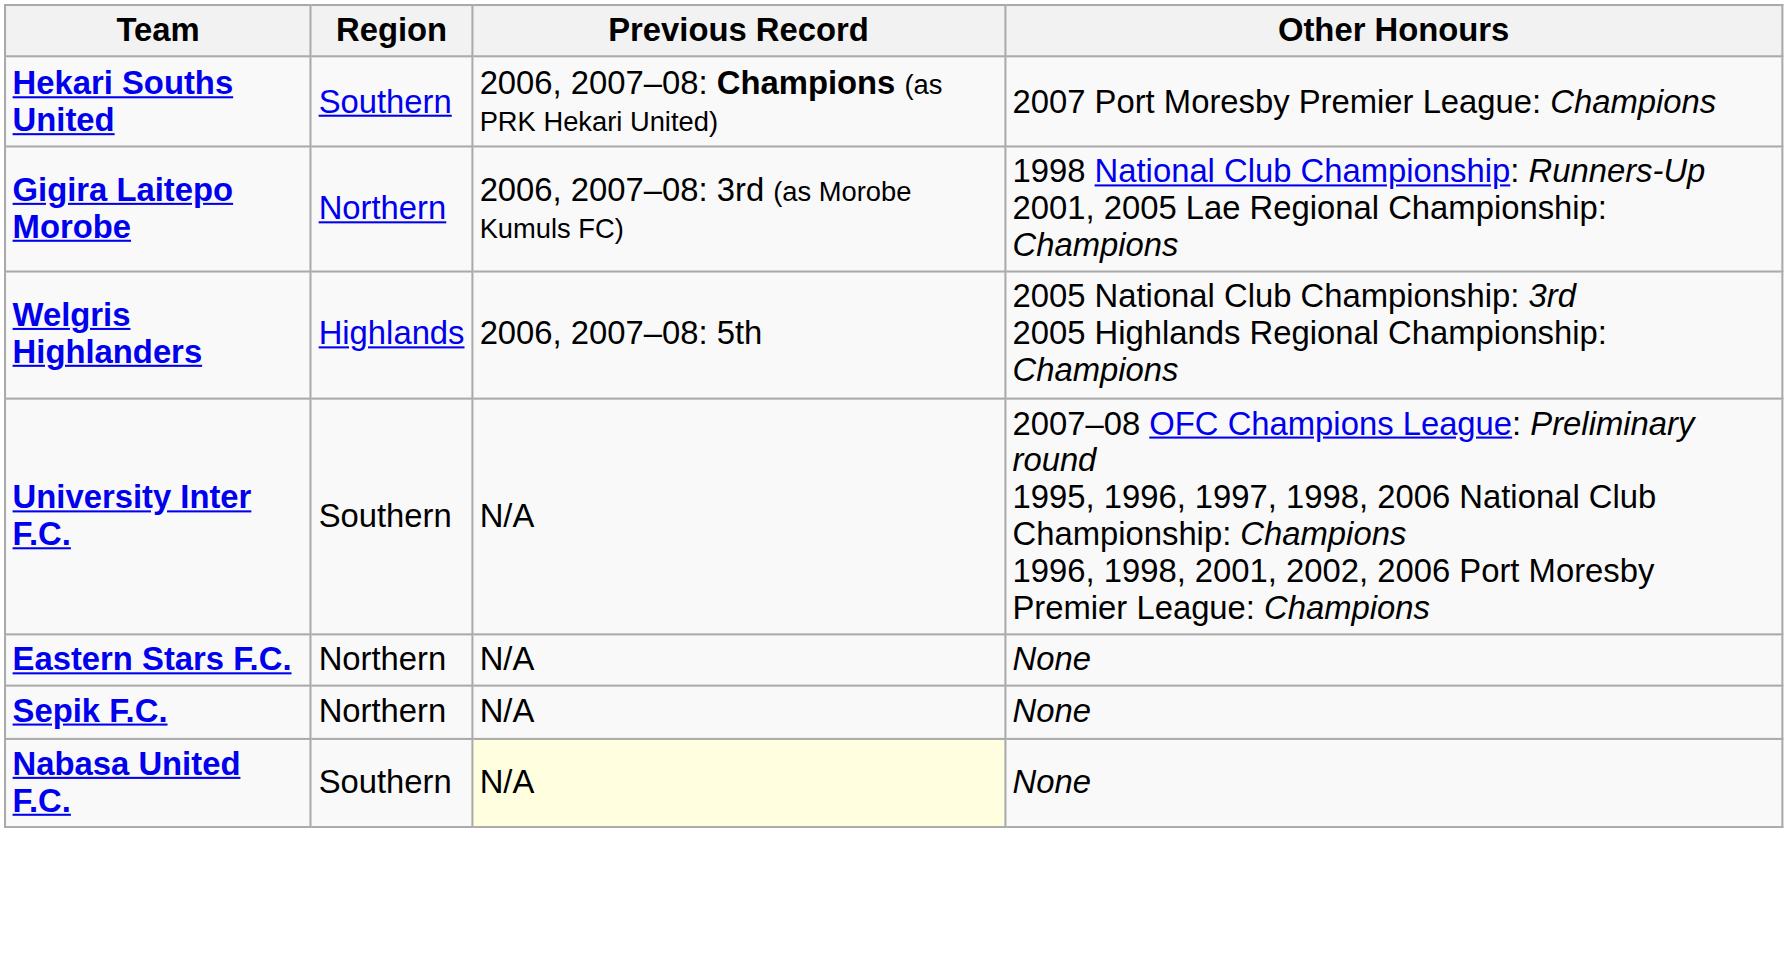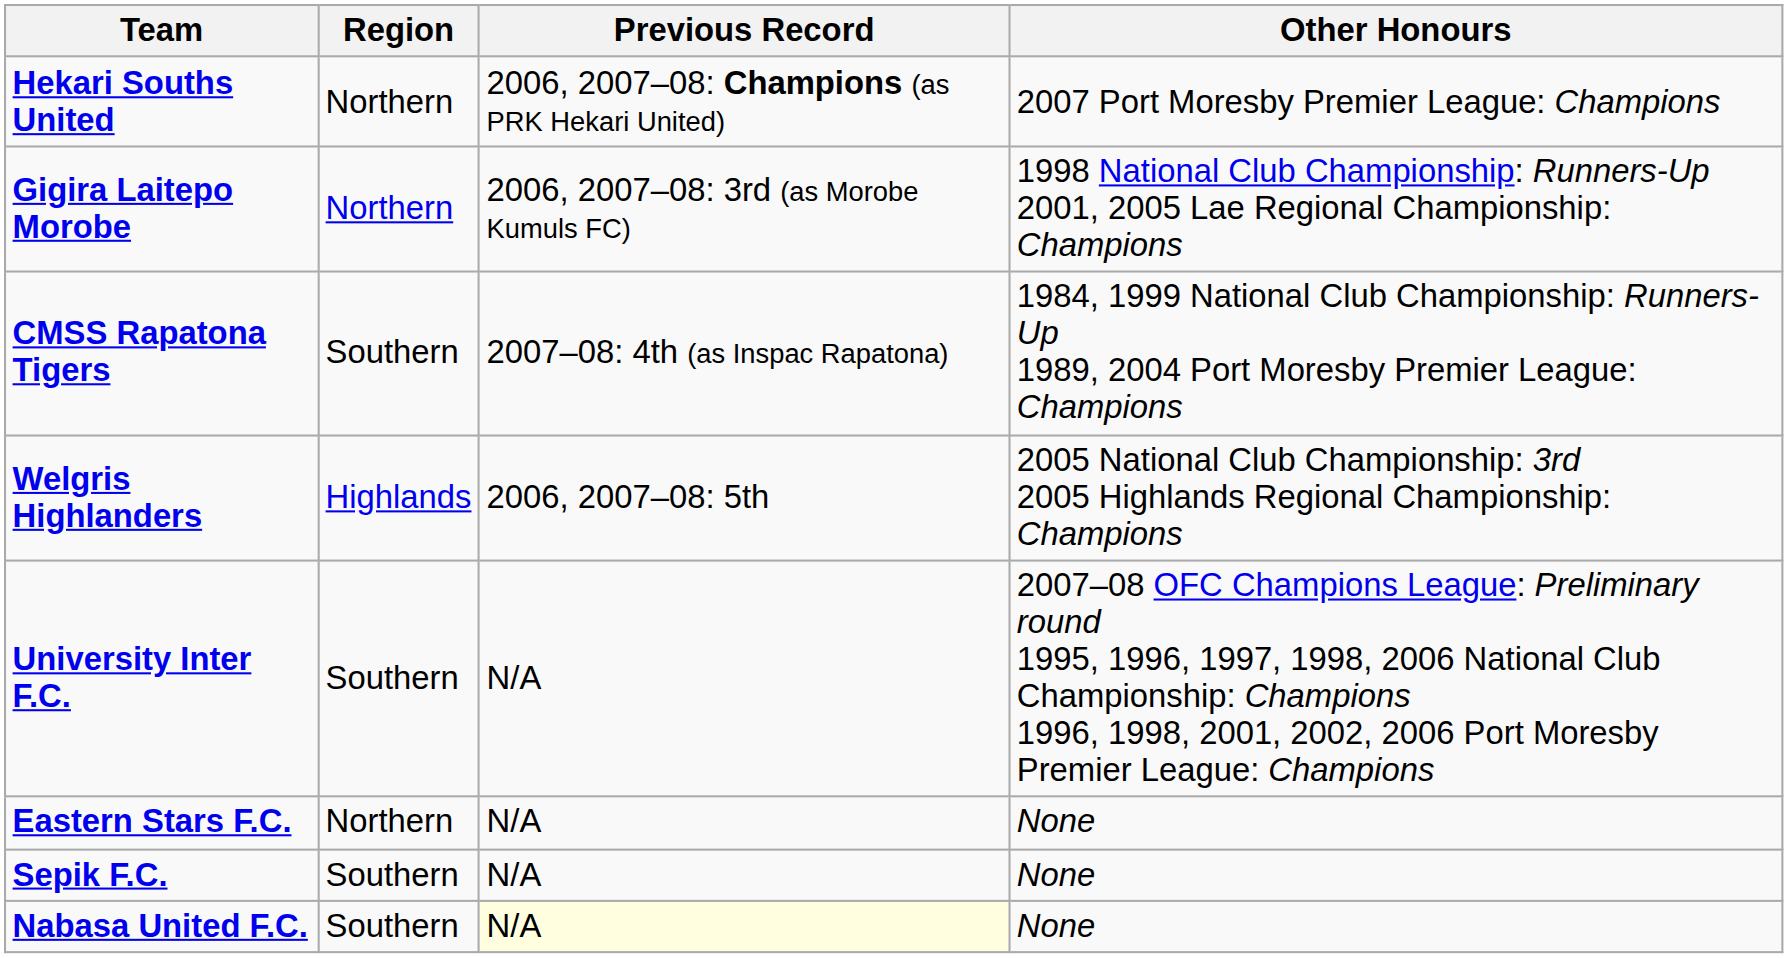(385, 100) Southern -> (389, 100) Northern
+ row: (139, 352)
(382, 711) Northern -> (392, 874) Southern
